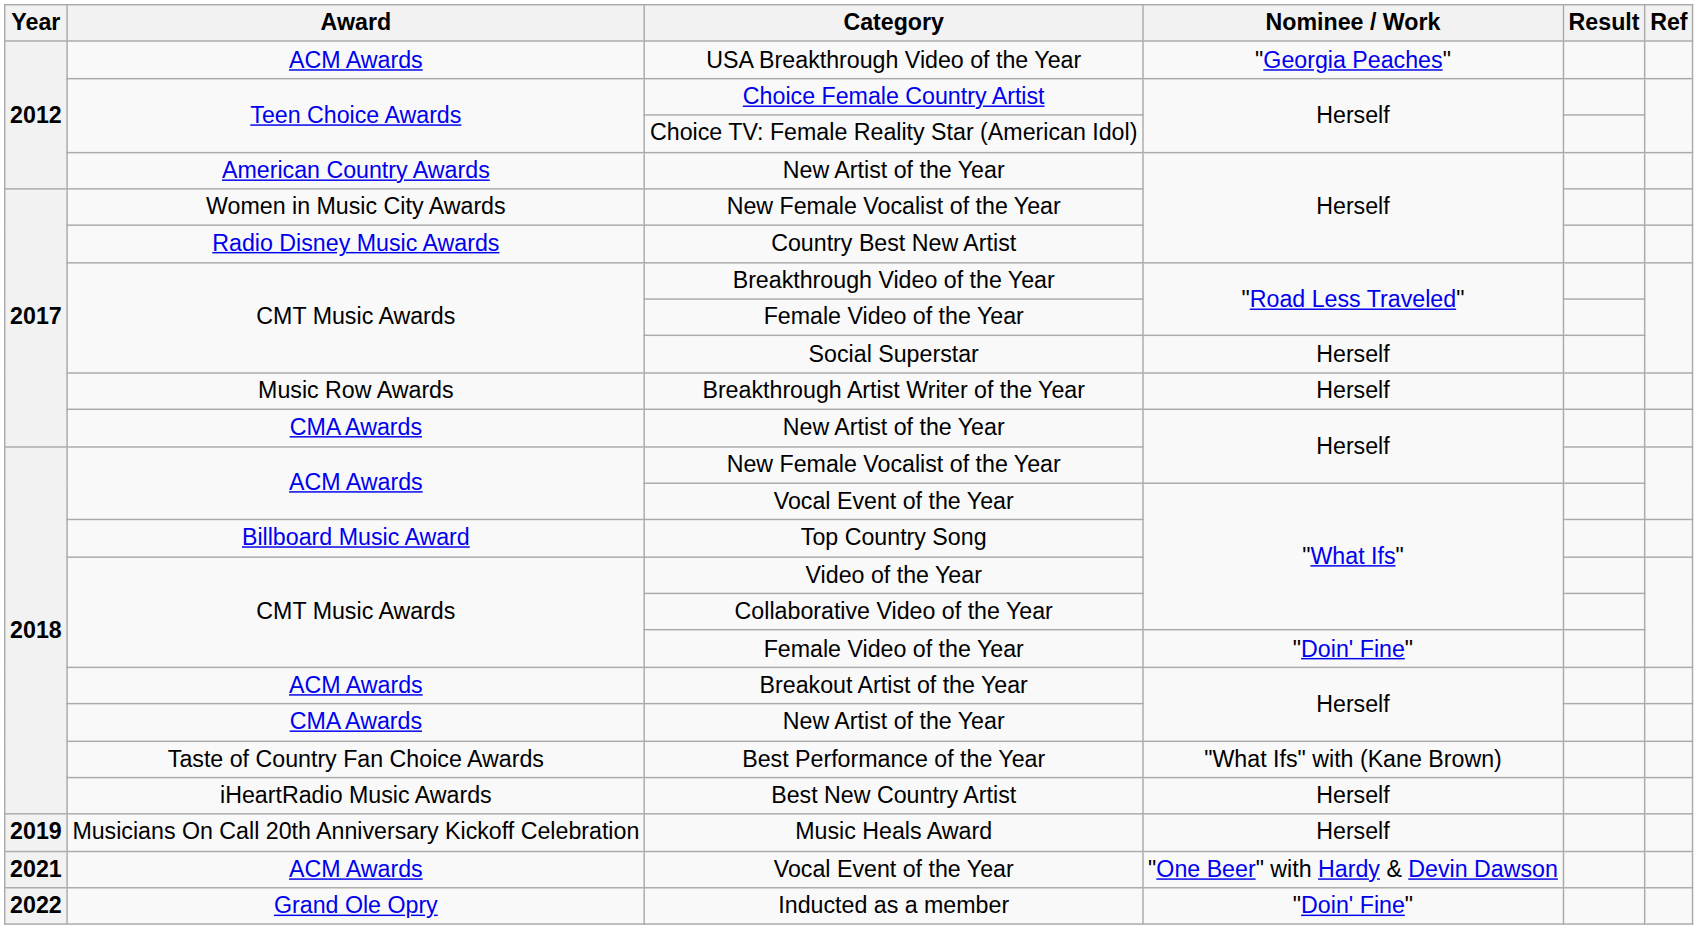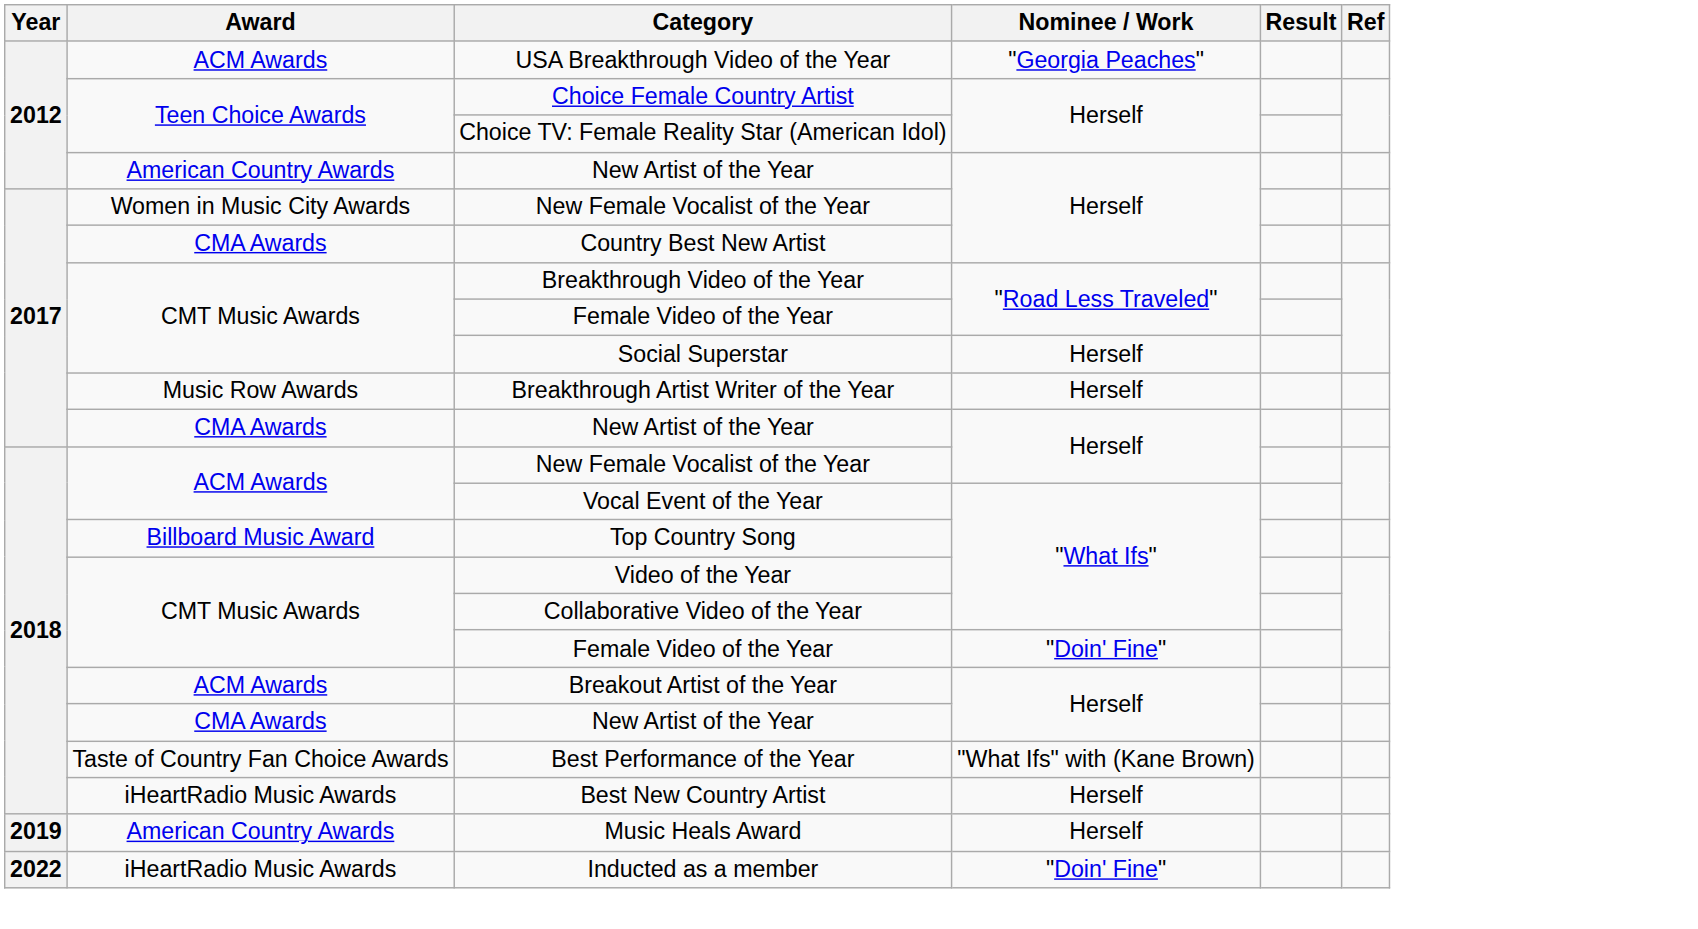(356, 243) Radio Disney Music Awards -> (260, 243) CMA Awards
(356, 832) Musicians On Call 20th Anniversary Kickoff Celebration -> (260, 832) American Country Awards
- row: (36, 869)
(356, 905) Grand Ole Opry -> (260, 869) iHeartRadio Music Awards
